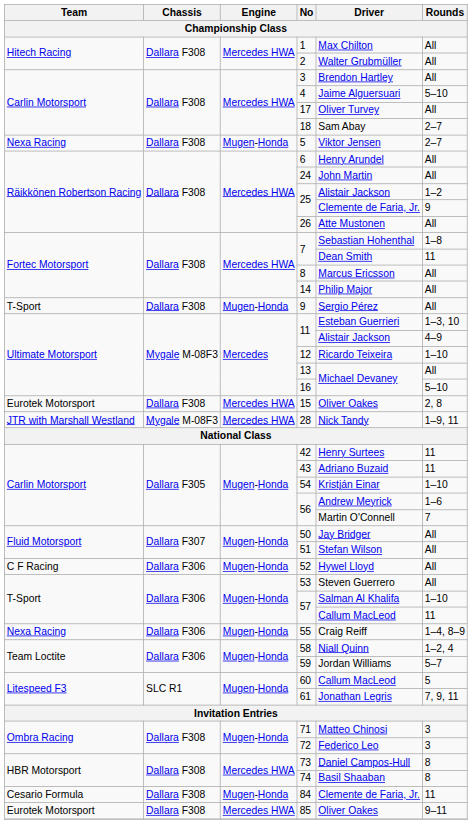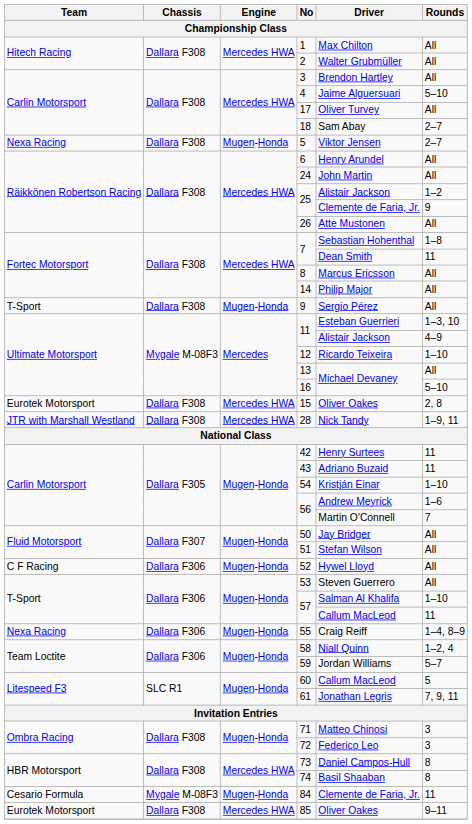(182, 419) Mygale M-08F3 -> (176, 419) Dallara F308
(176, 794) Dallara F308 -> (182, 794) Mygale M-08F3
